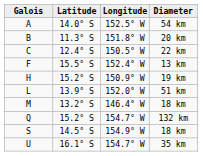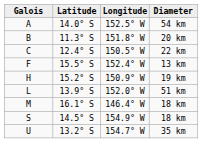(77, 104) 13.2° S -> (77, 104) 16.1° S
- row: (28, 118)
(77, 144) 16.1° S -> (77, 131) 13.2° S
